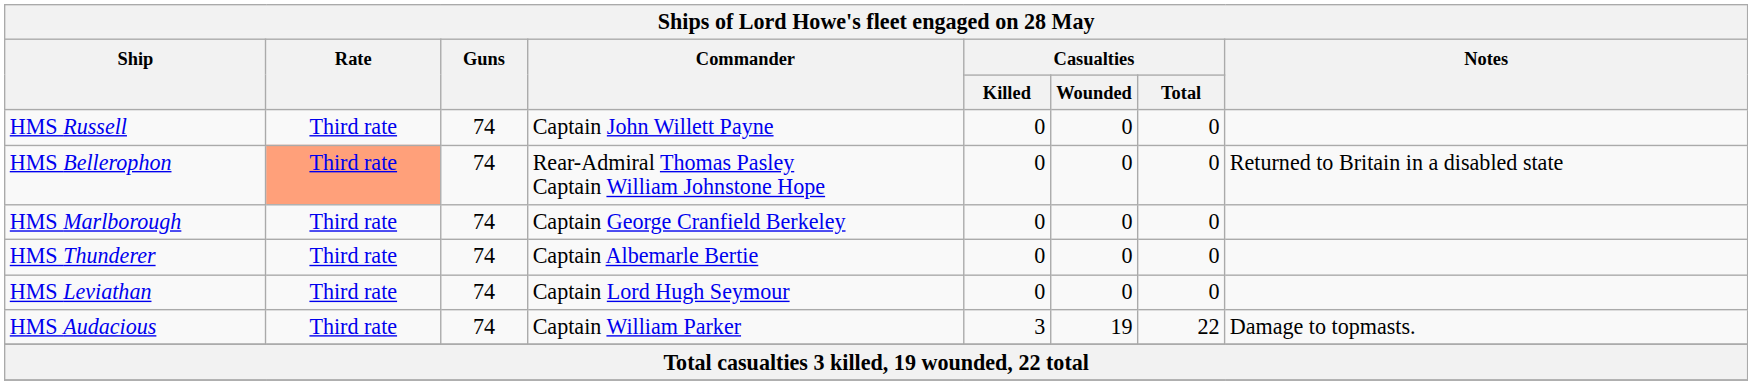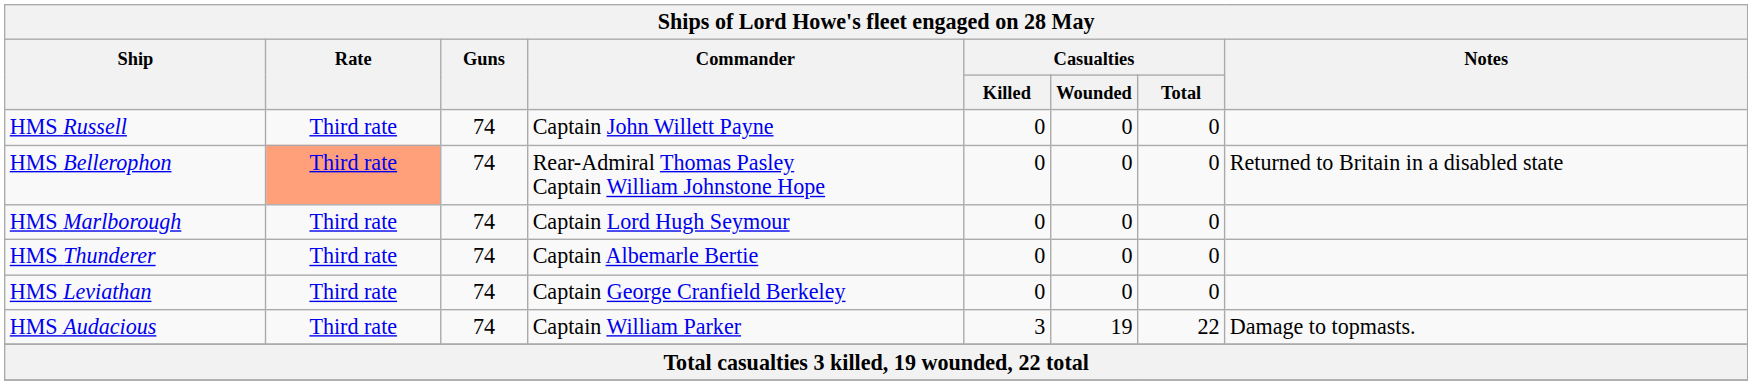(689, 221) Captain George Cranfield Berkeley -> (661, 221) Captain Lord Hugh Seymour
(661, 291) Captain Lord Hugh Seymour -> (689, 291) Captain George Cranfield Berkeley
